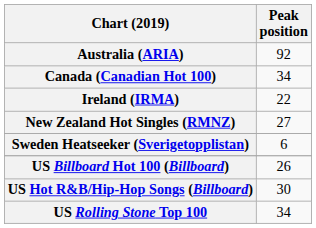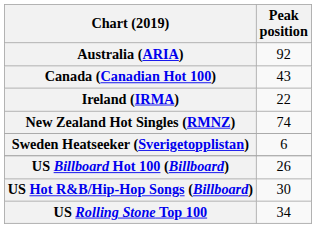(284, 76) 34 -> (284, 76) 43
(284, 122) 27 -> (284, 122) 74
